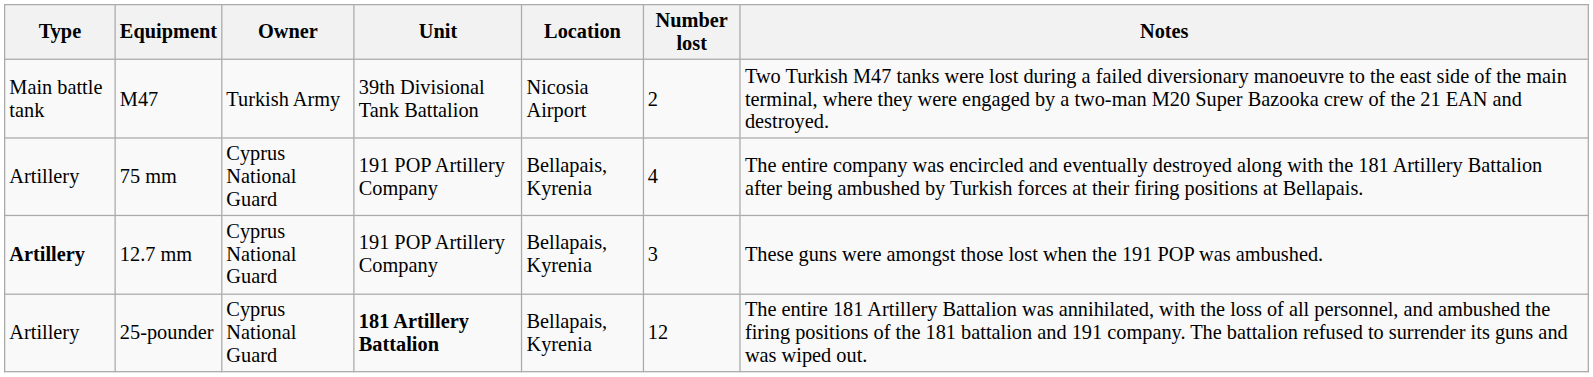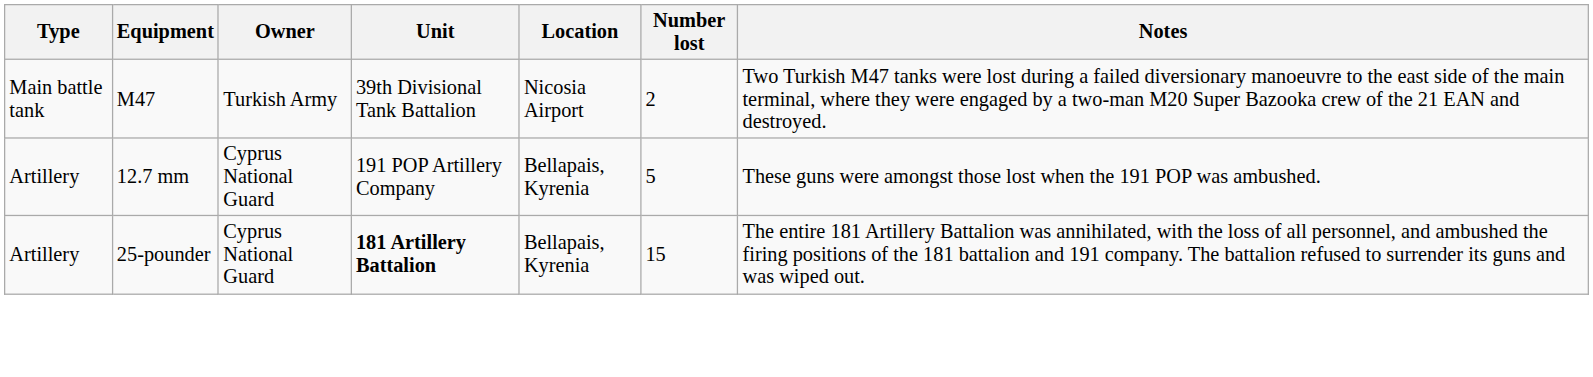- row: (148, 176)
(47, 254) bold -> (44, 176) normal
(653, 254) 3 -> (650, 176) 5
(658, 332) 12 -> (656, 254) 15
